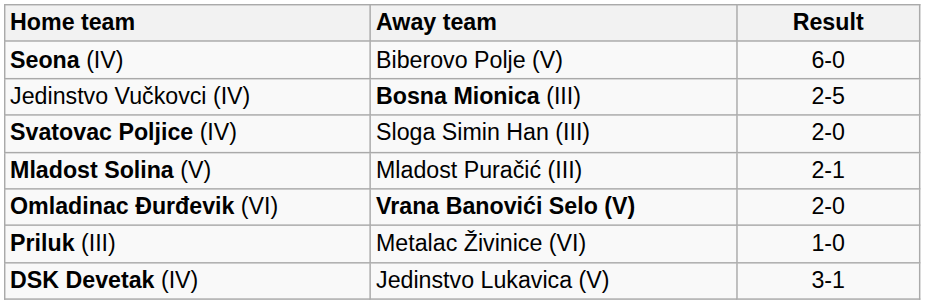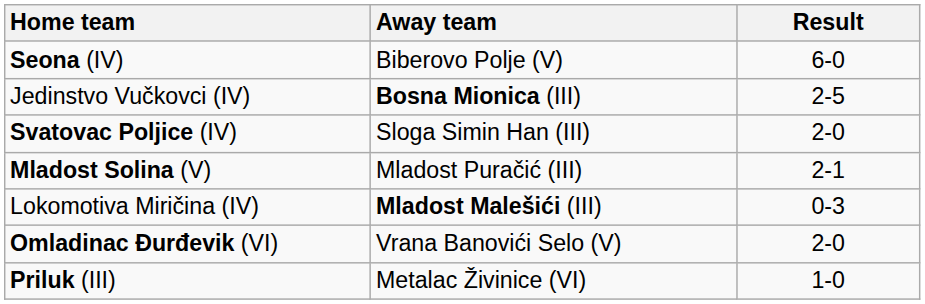+ row: (134, 206)
(506, 206) bold -> (499, 243) normal
- row: (104, 280)
